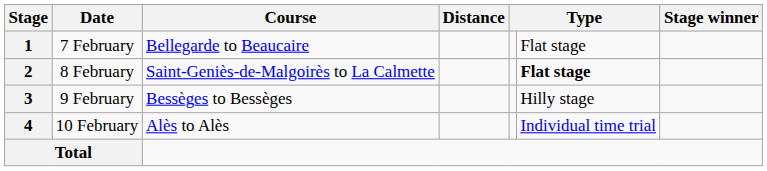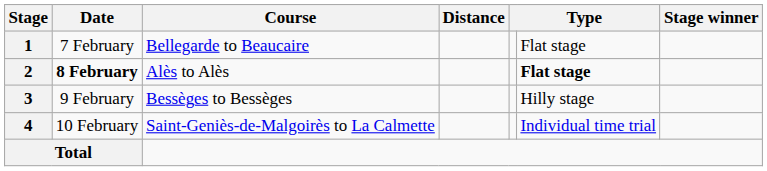(97, 71) normal -> (97, 71) bold
(290, 71) Saint-Geniès-de-Malgoirès to La Calmette -> (188, 71) Alès to Alès
(188, 125) Alès to Alès -> (290, 125) Saint-Geniès-de-Malgoirès to La Calmette
